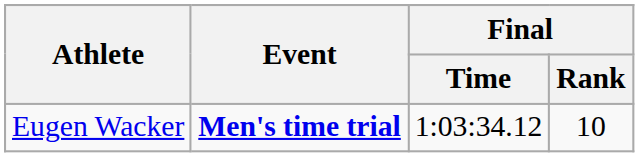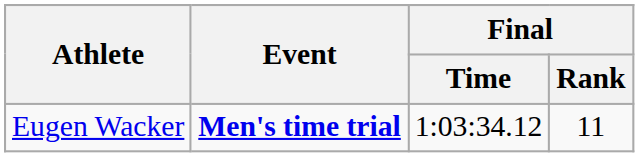(591, 127) 10 -> (591, 127) 11
